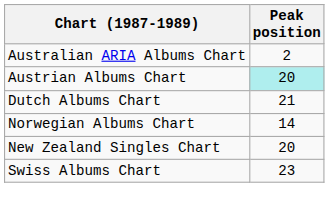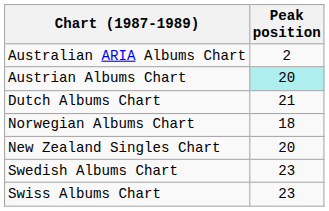(287, 125) 14 -> (287, 125) 18
+ row: (93, 171)
